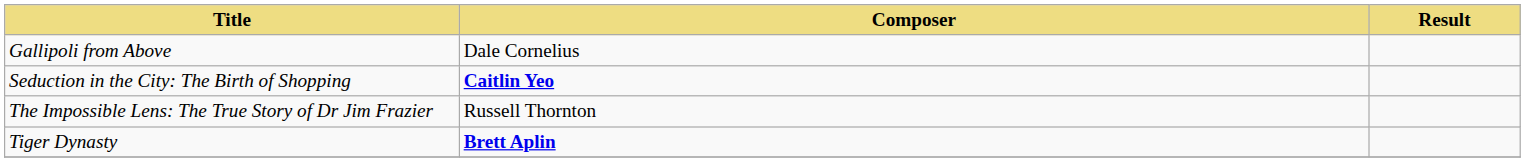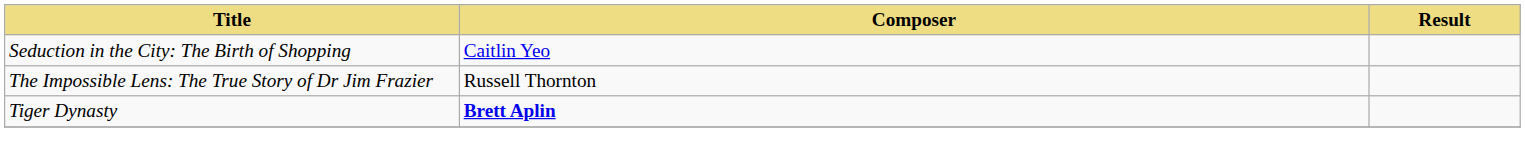- row: (90, 50)
(509, 80) bold -> (507, 50) normal
